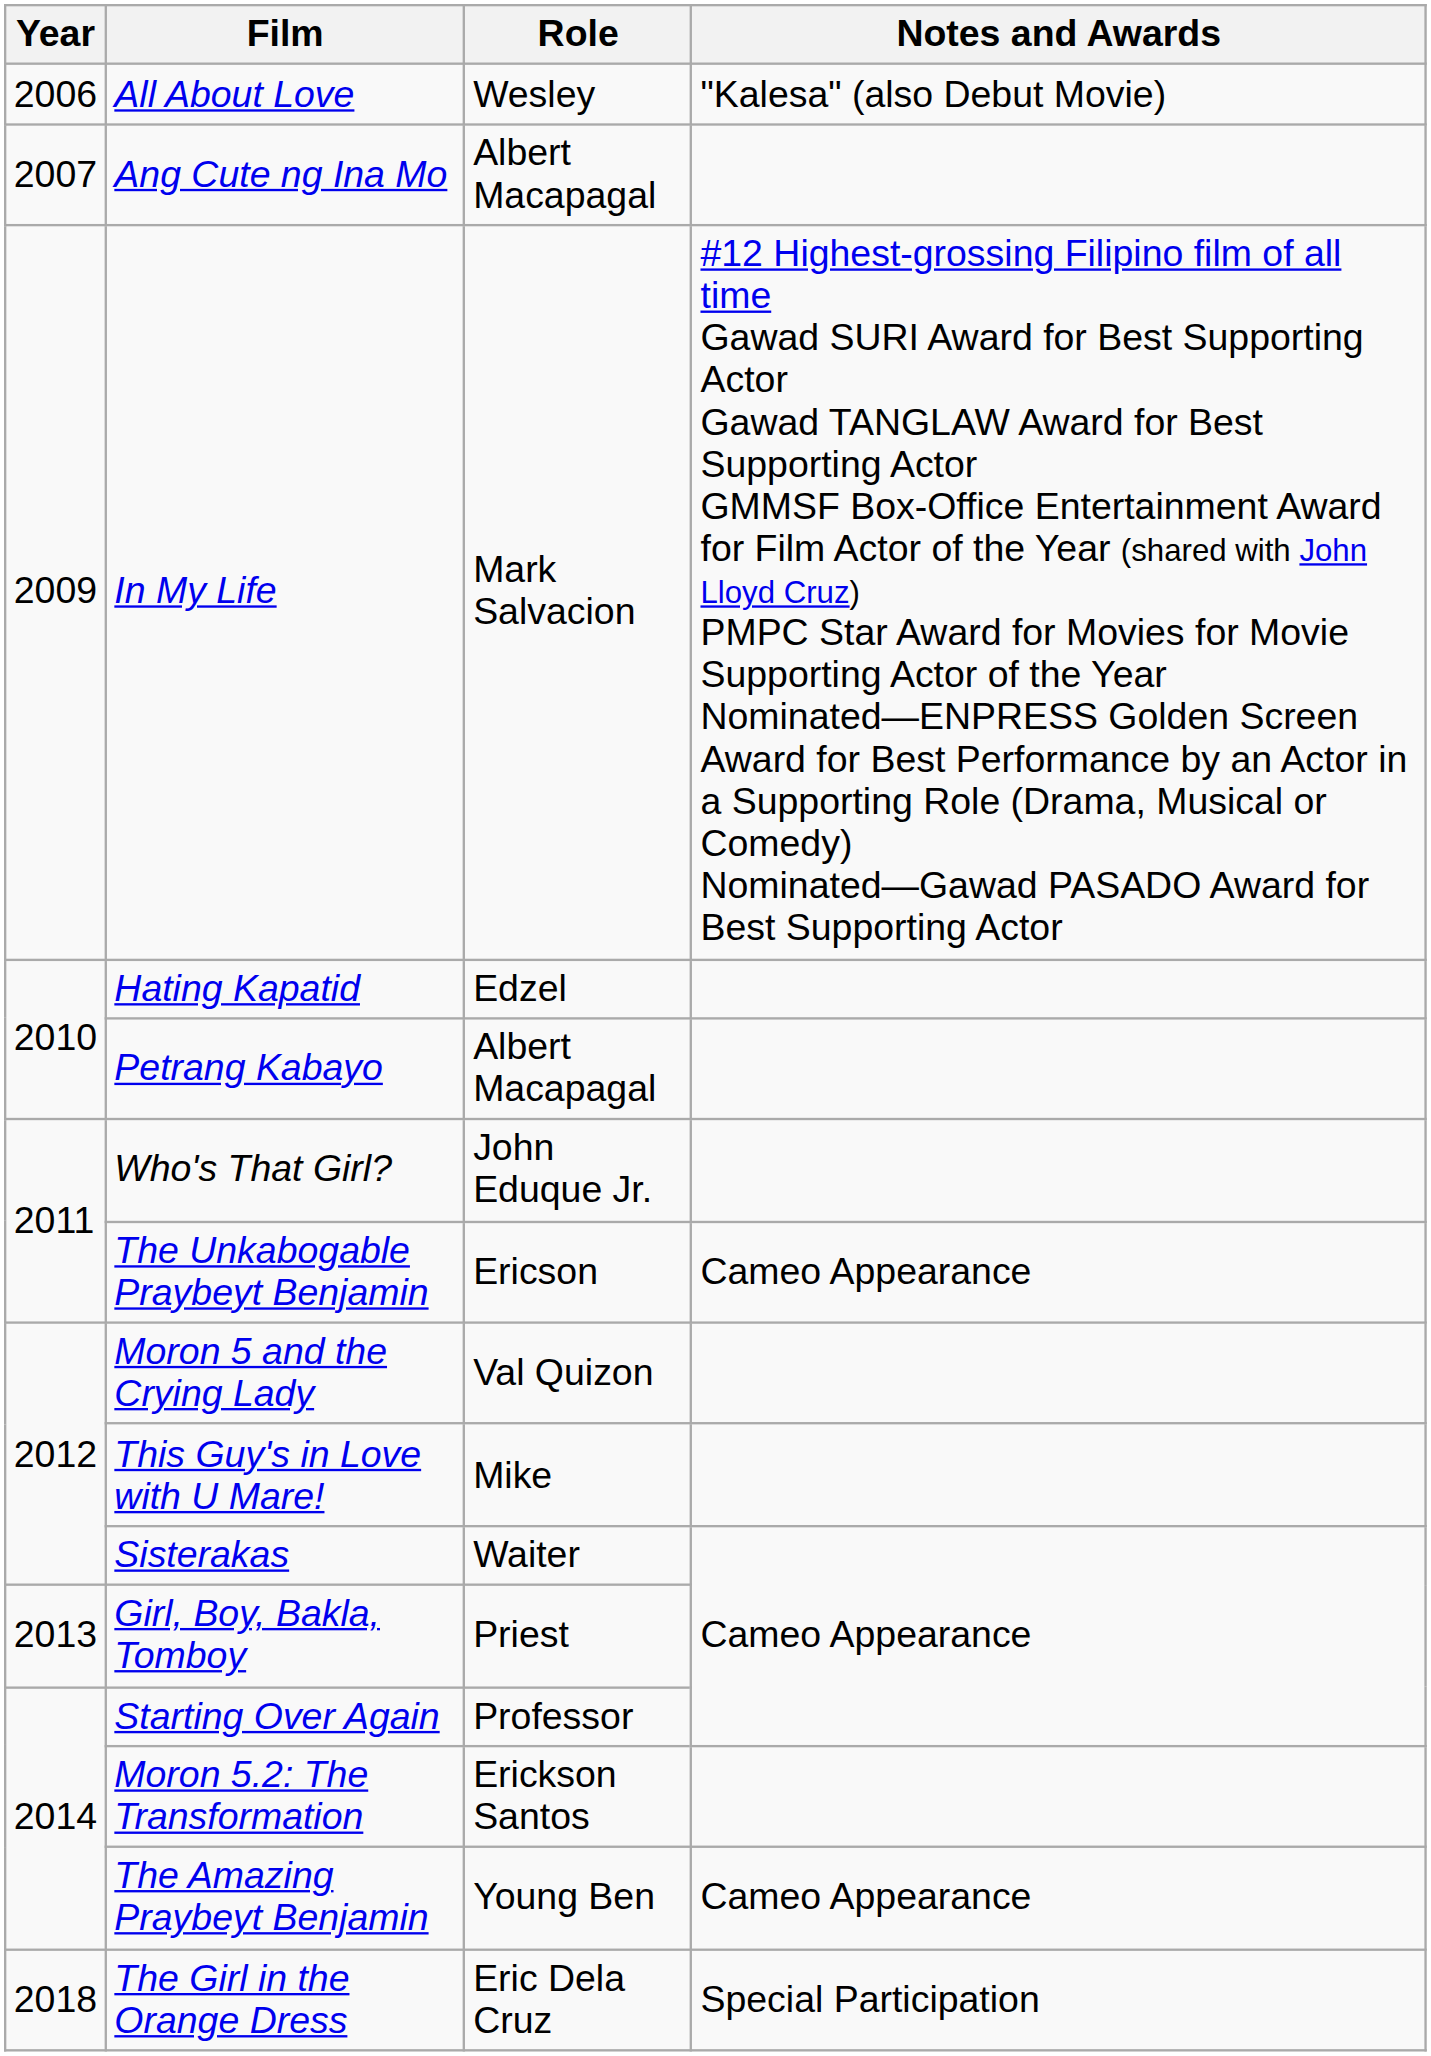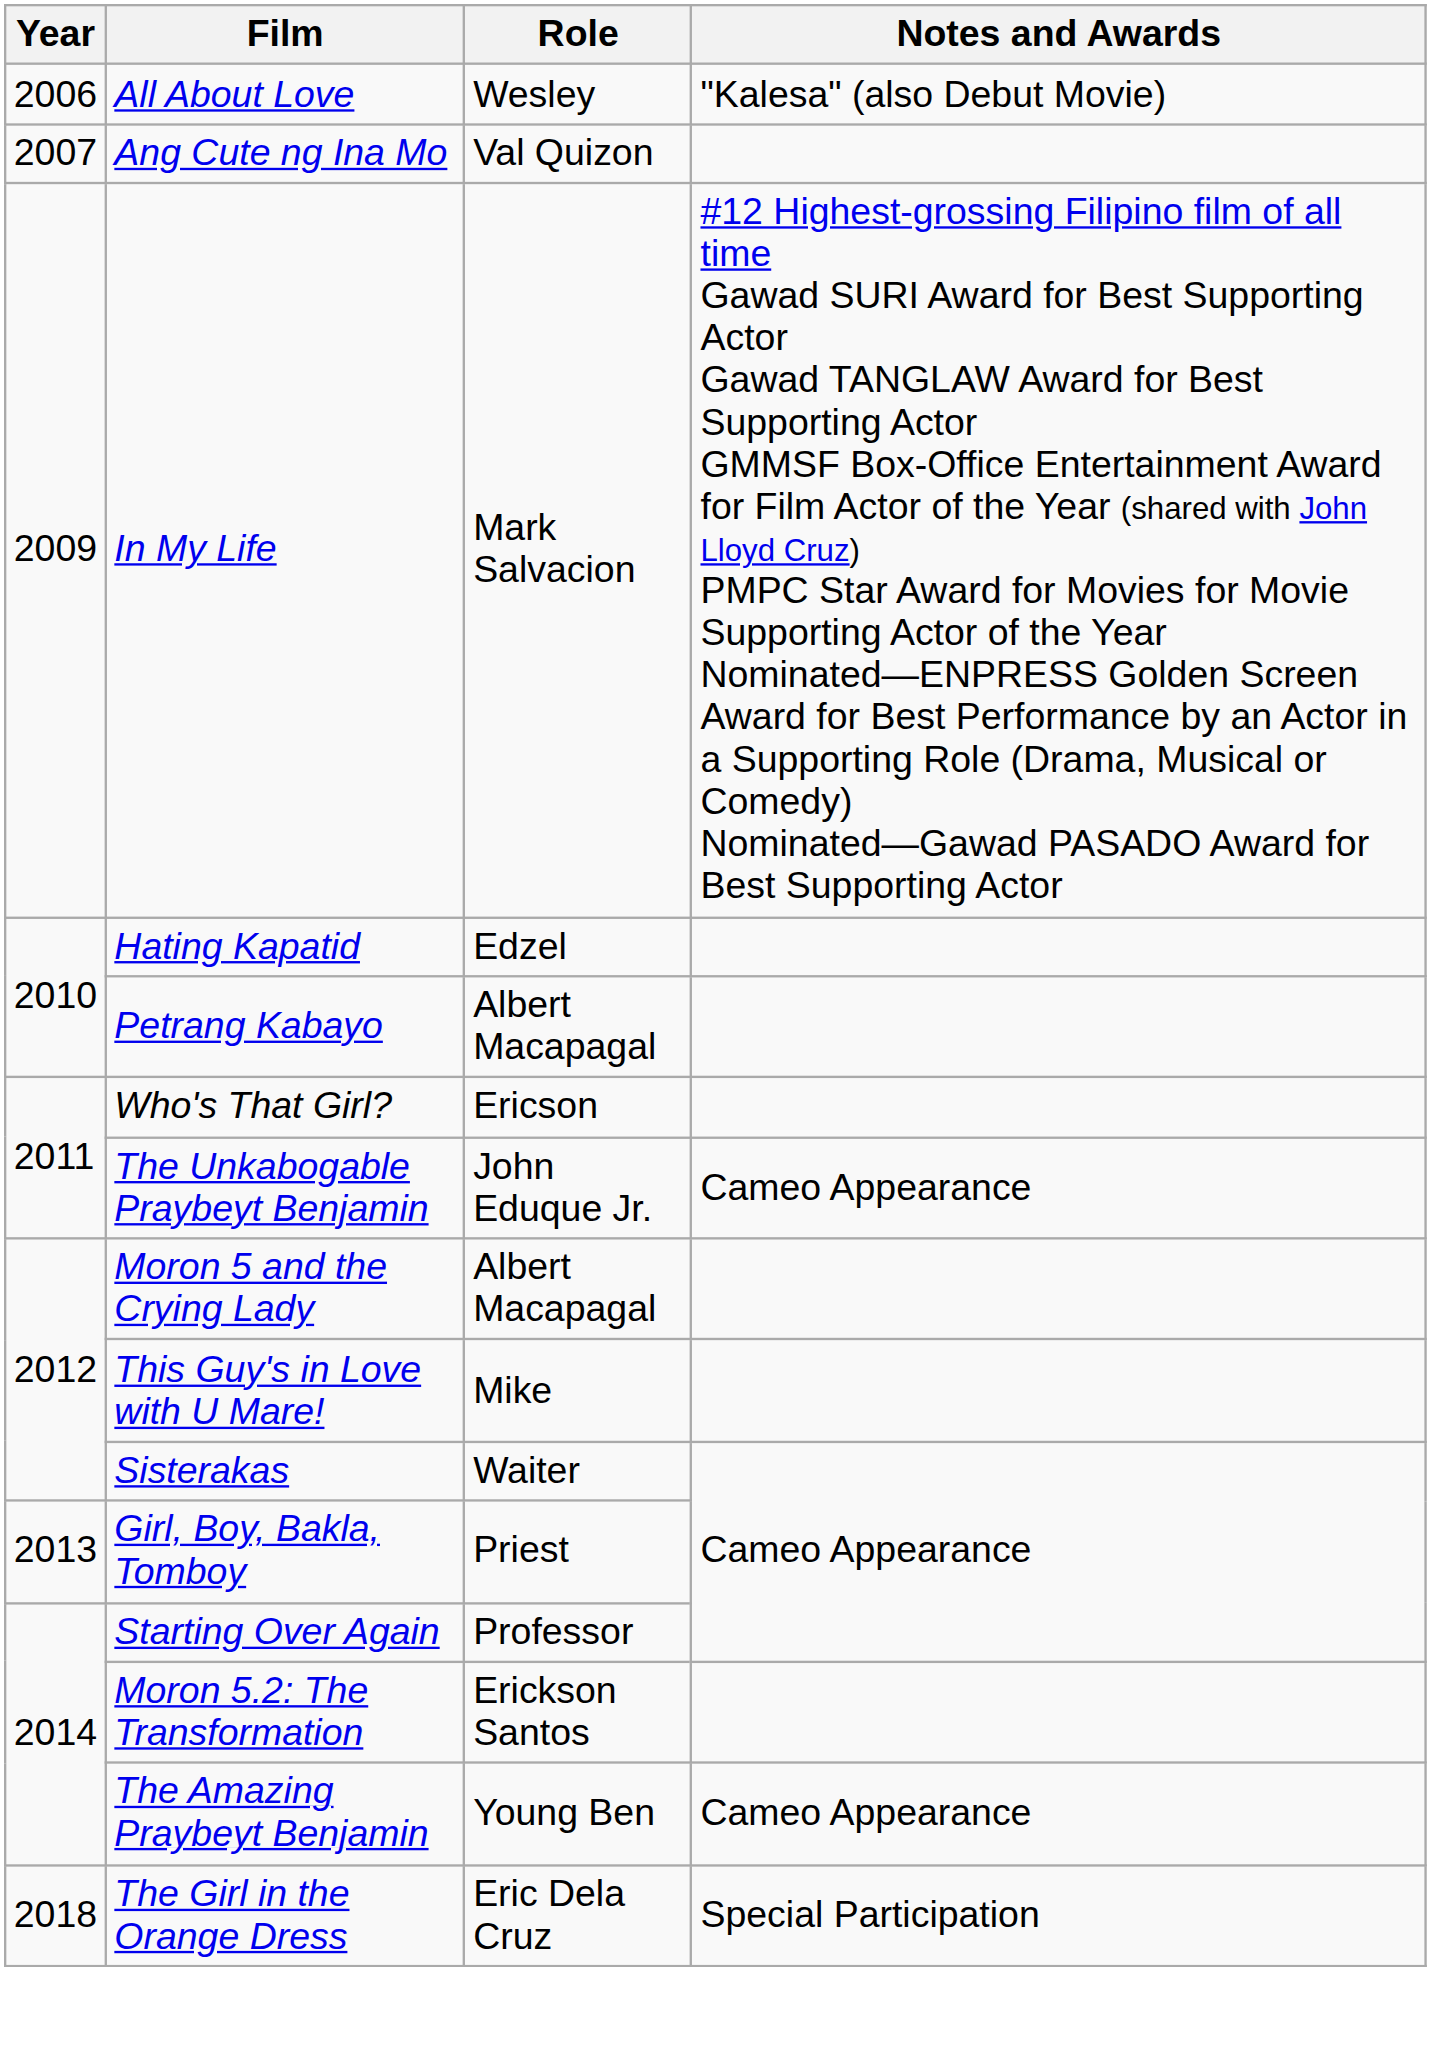(565, 174) Albert Macapagal -> (563, 152) Val Quizon
(563, 1169) John Eduque Jr. -> (536, 1106) Ericson
(536, 1271) Ericson -> (563, 1186) John Eduque Jr.
(563, 1372) Val Quizon -> (565, 1288) Albert Macapagal
